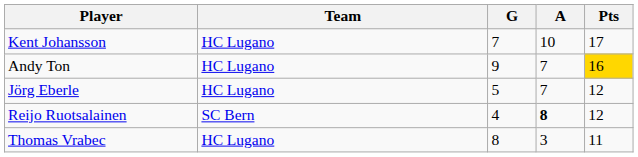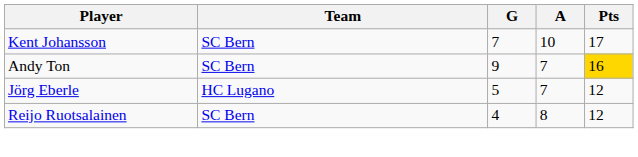(238, 41) HC Lugano -> (228, 41) SC Bern
(238, 66) HC Lugano -> (228, 66) SC Bern
(544, 115) bold -> (544, 115) normal
- row: (57, 139)
